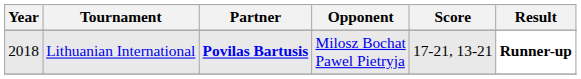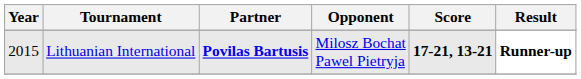(24, 52) 2018 -> (24, 52) 2015
(453, 52) normal -> (453, 52) bold
